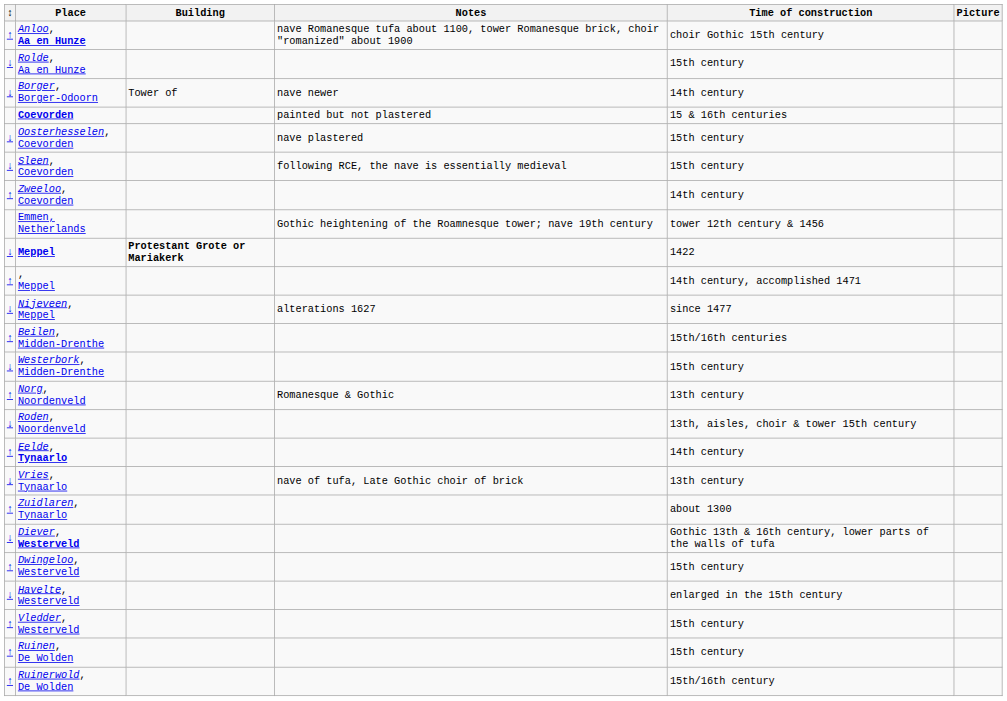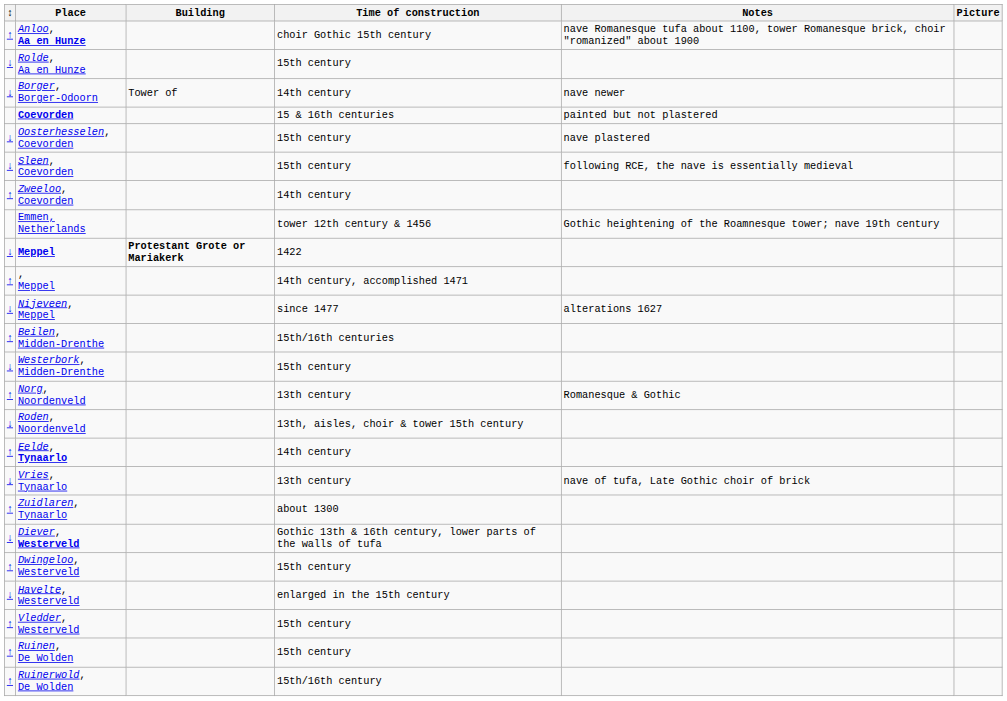columns swapped: (811, 13) <-> (471, 13)
